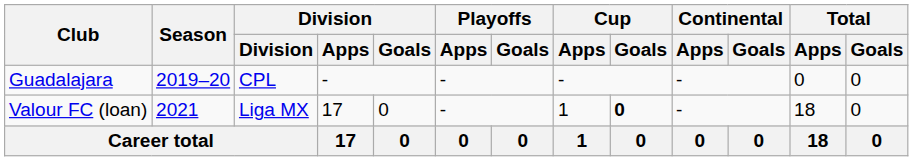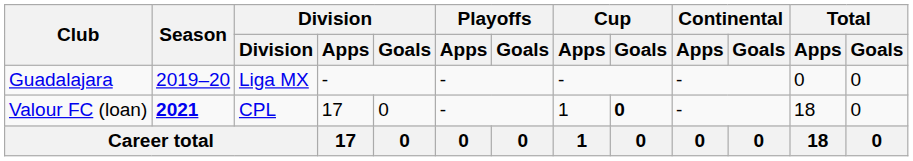(257, 79) CPL -> (274, 79) Liga MX
(177, 110) normal -> (177, 110) bold
(274, 110) Liga MX -> (257, 110) CPL
